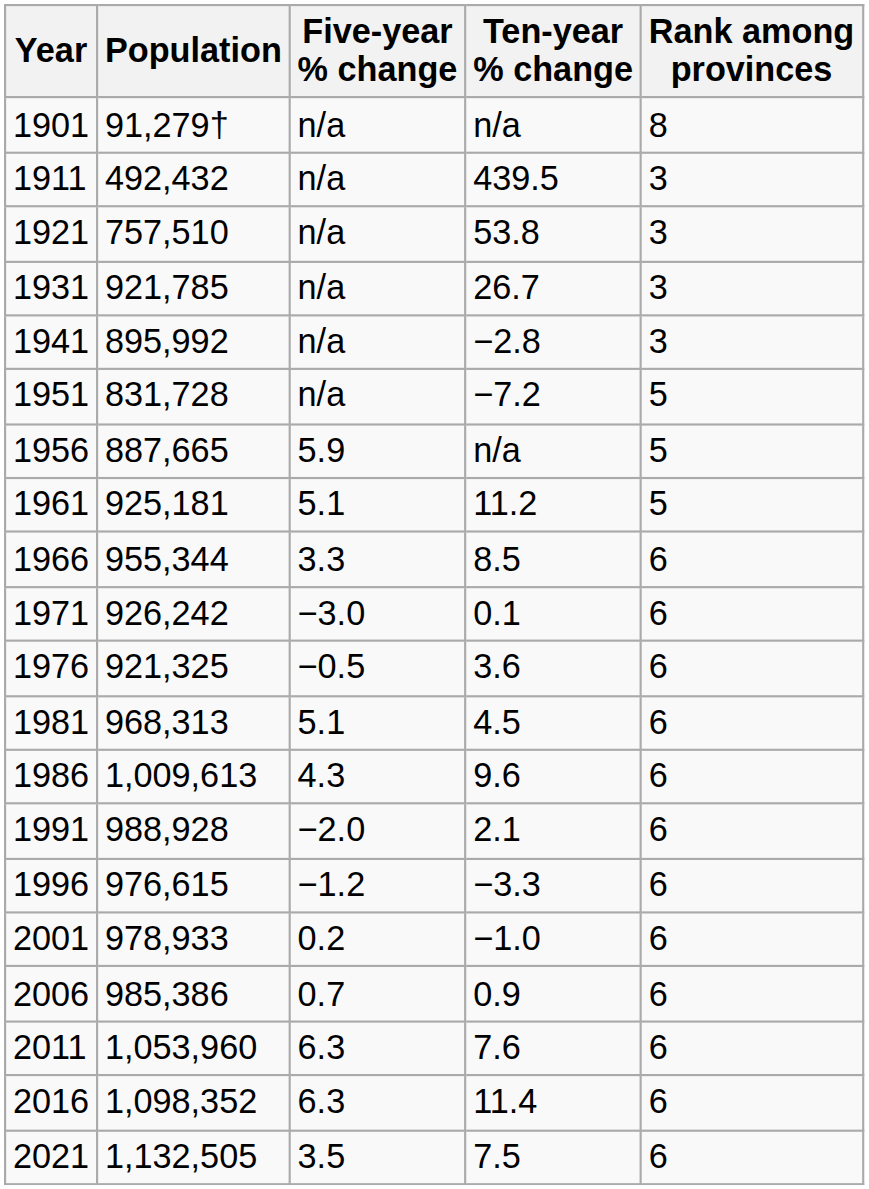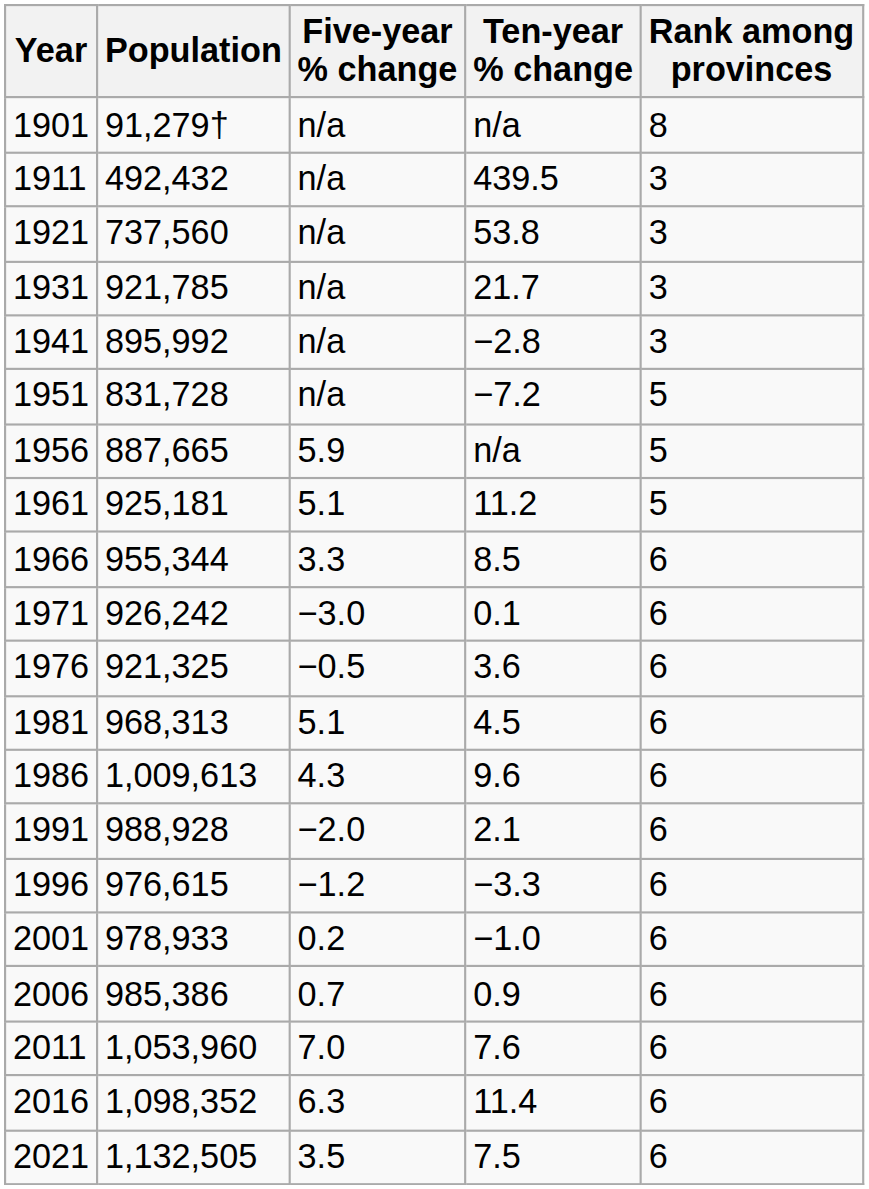(167, 233) 757,510 -> (167, 233) 737,560
(507, 287) 26.7 -> (507, 287) 21.7
(321, 1047) 6.3 -> (321, 1047) 7.0
